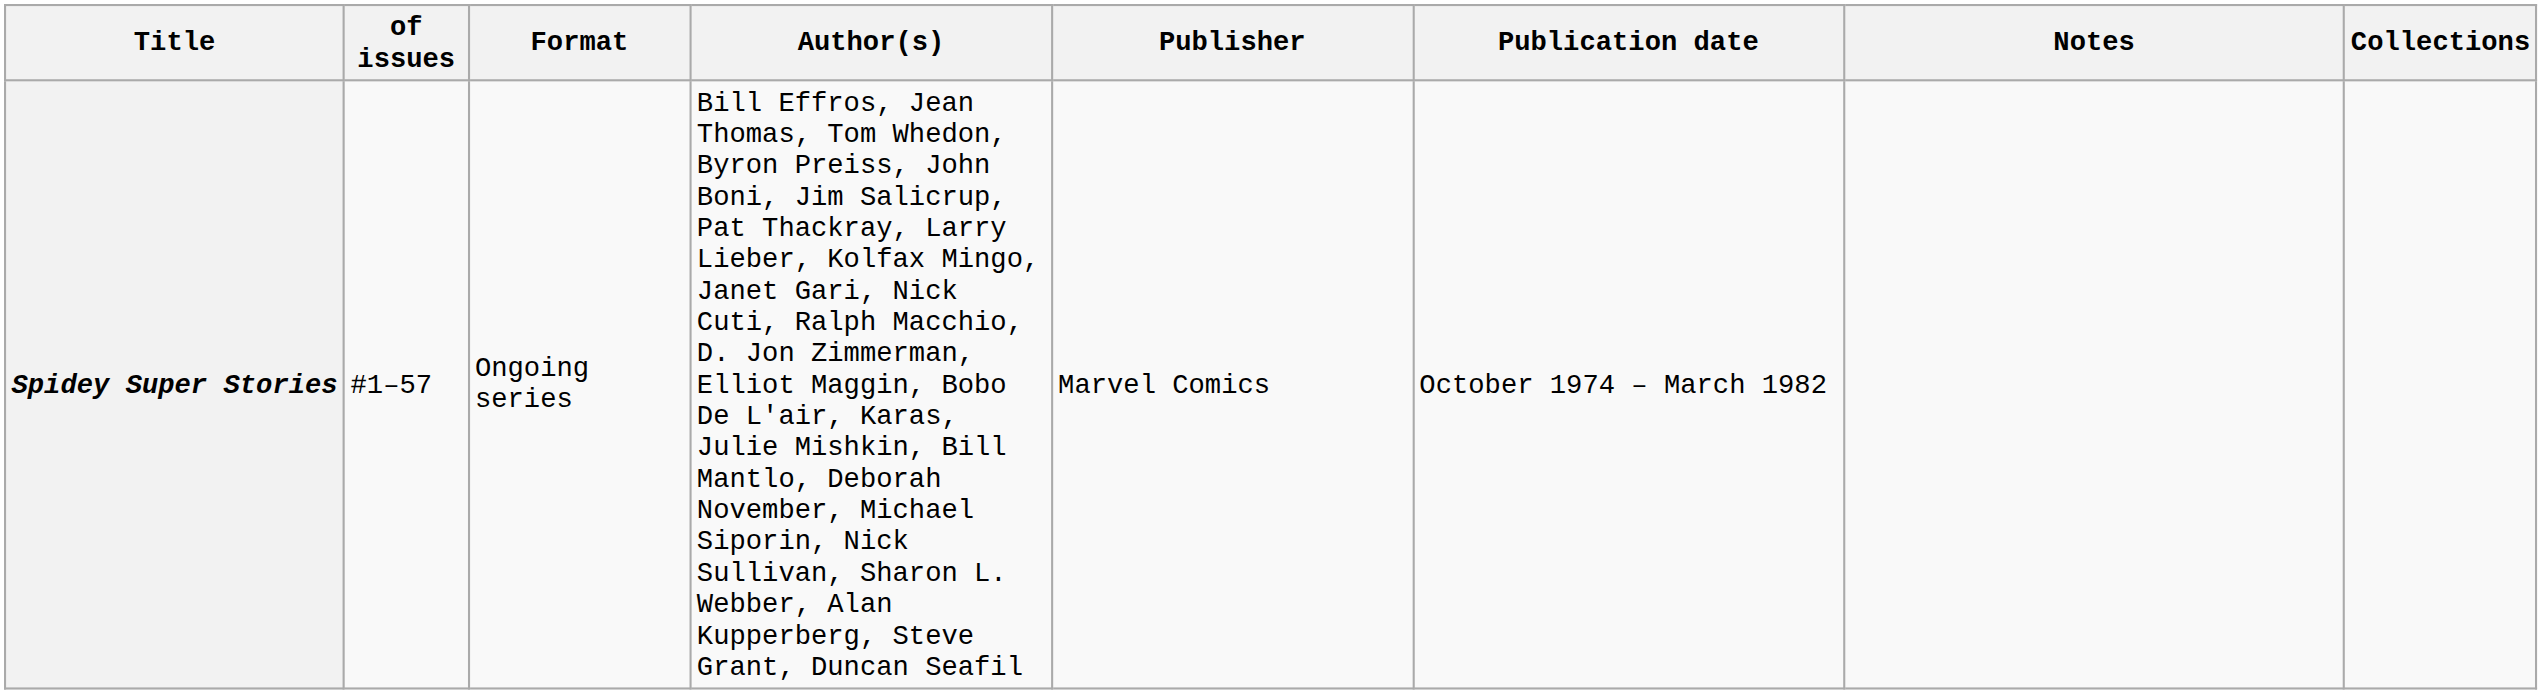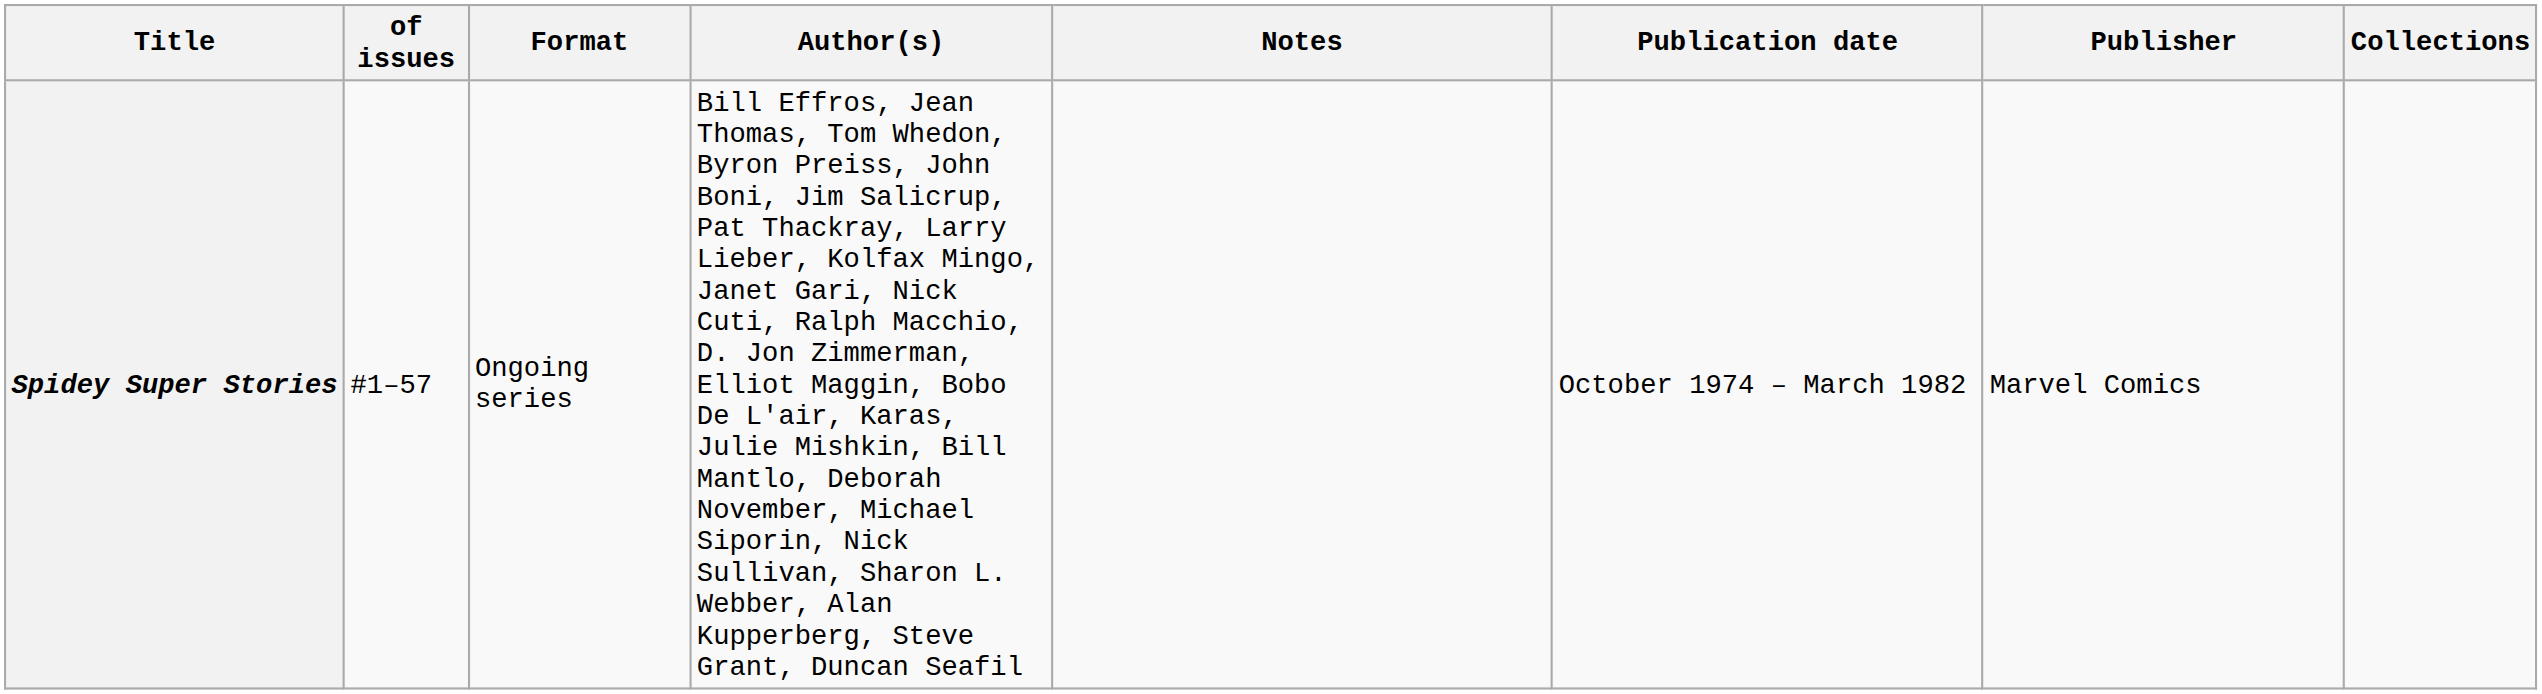columns swapped: (1232, 43) <-> (2094, 43)
